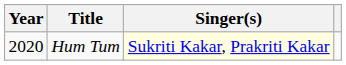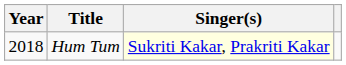(26, 45) 2020 -> (26, 45) 2018
